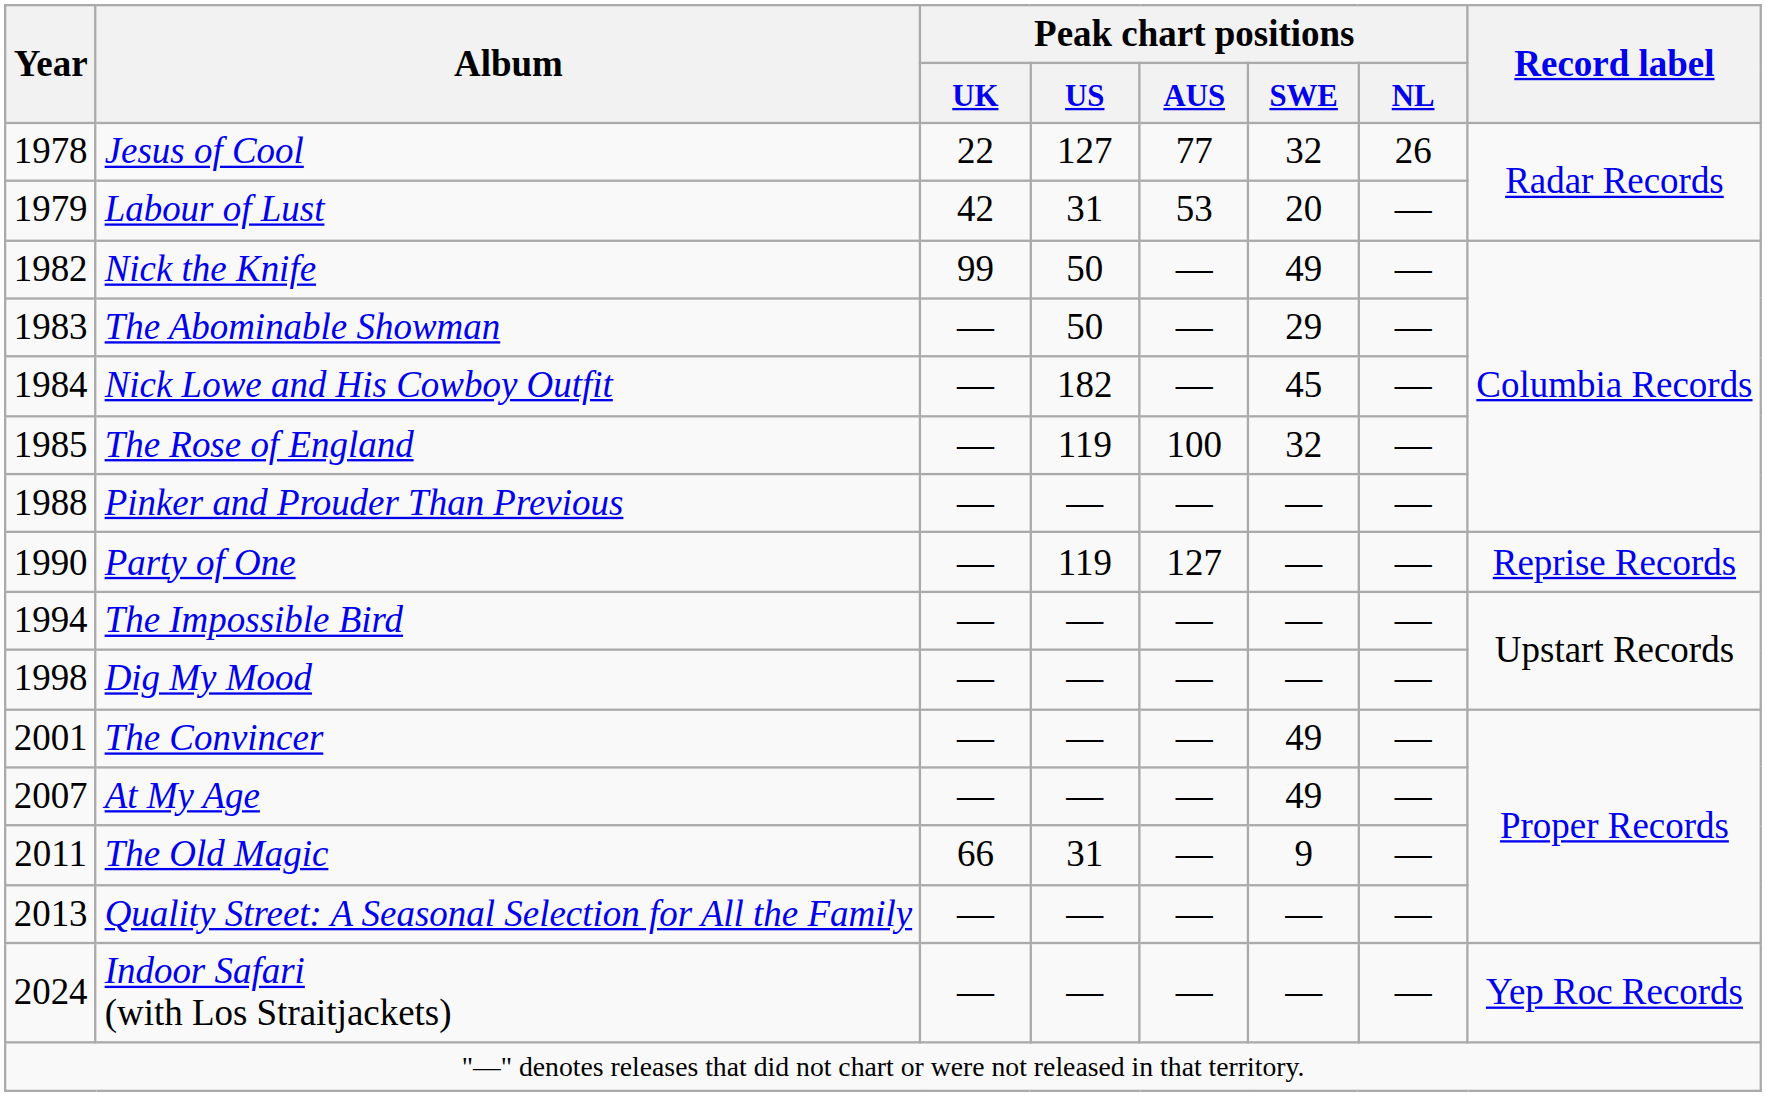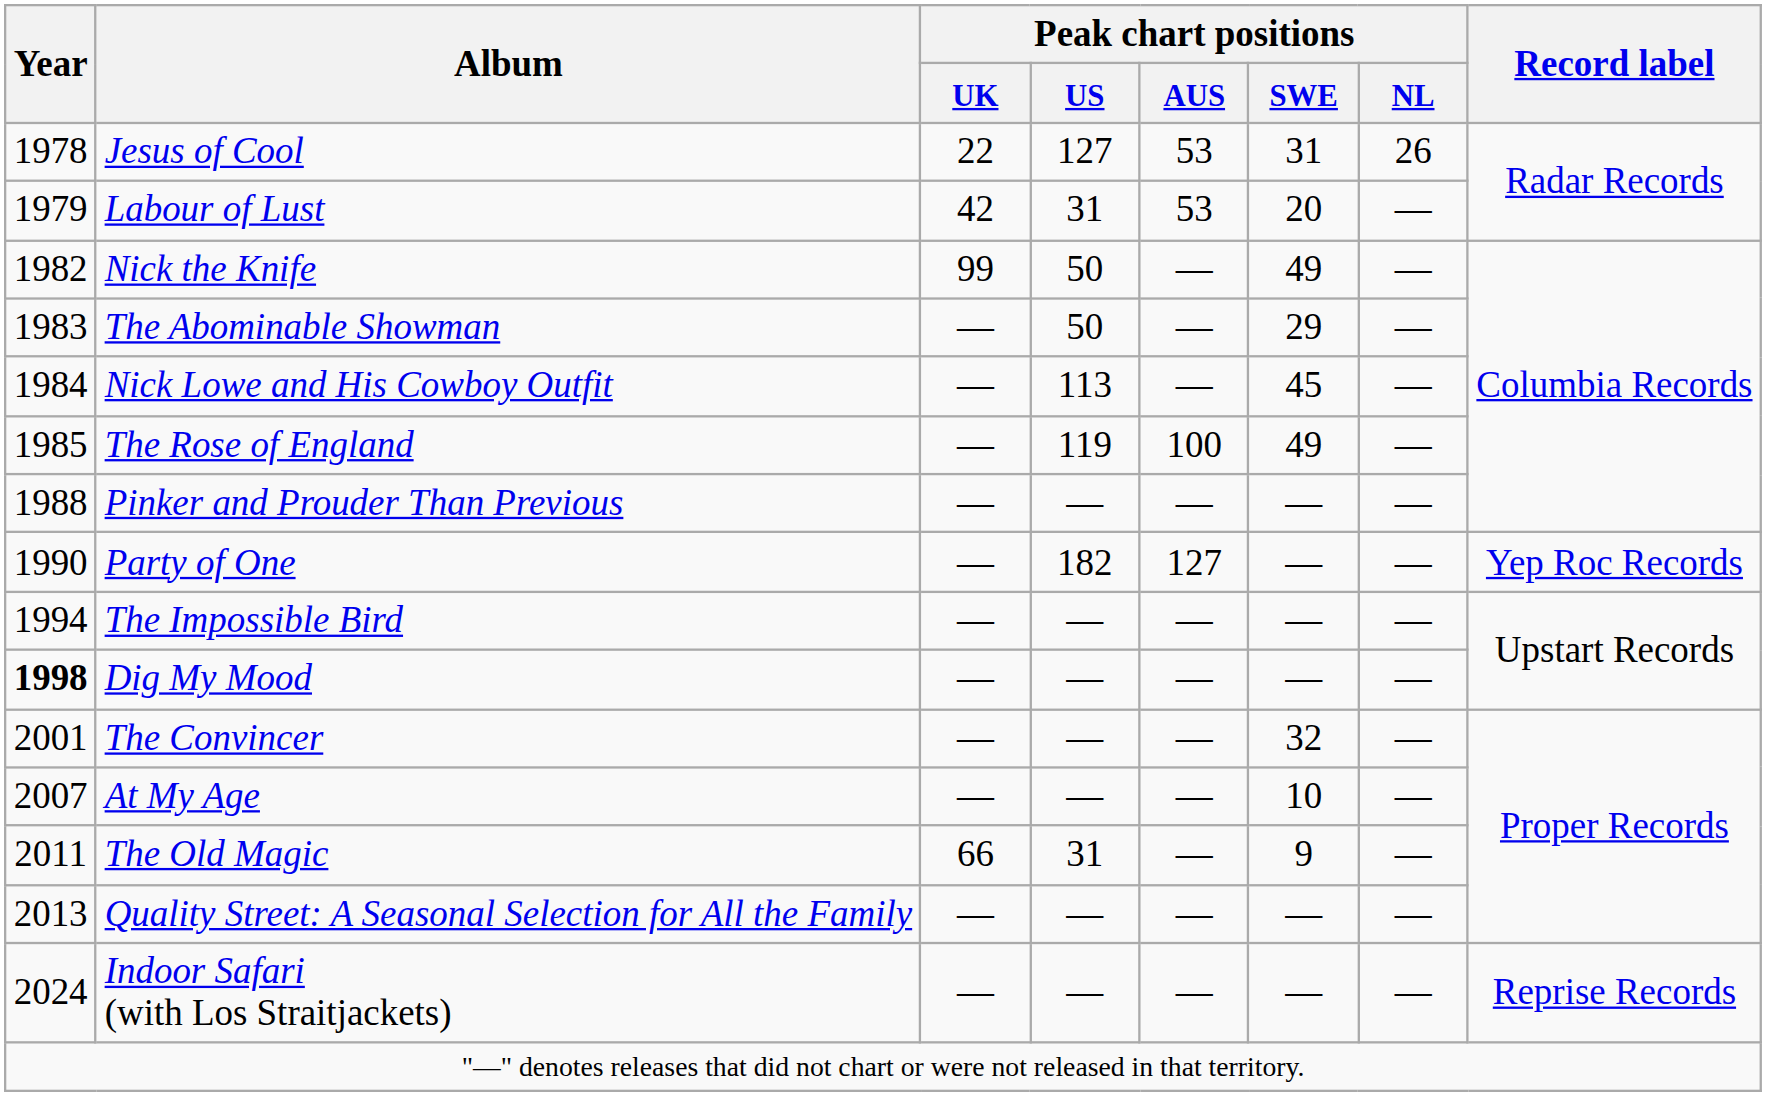(1194, 151) 77 -> (1194, 151) 53
(1304, 151) 32 -> (1304, 151) 31
(1085, 385) 182 -> (1085, 385) 113
(1304, 444) 32 -> (1304, 444) 49
(1085, 561) 119 -> (1085, 561) 182
(1614, 561) Reprise Records -> (1614, 561) Yep Roc Records
(51, 678) normal -> (51, 678) bold
(1304, 737) 49 -> (1304, 737) 32
(1304, 795) 49 -> (1304, 795) 10
(1614, 992) Yep Roc Records -> (1614, 992) Reprise Records
